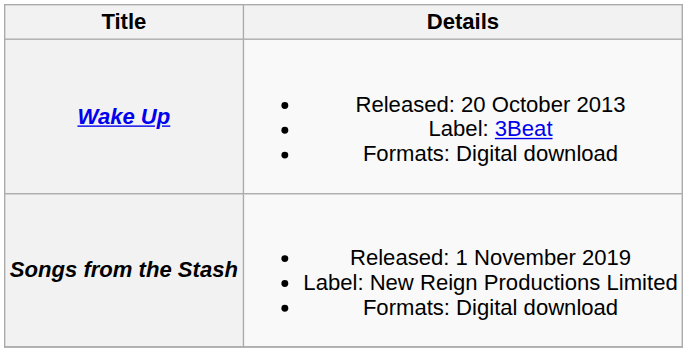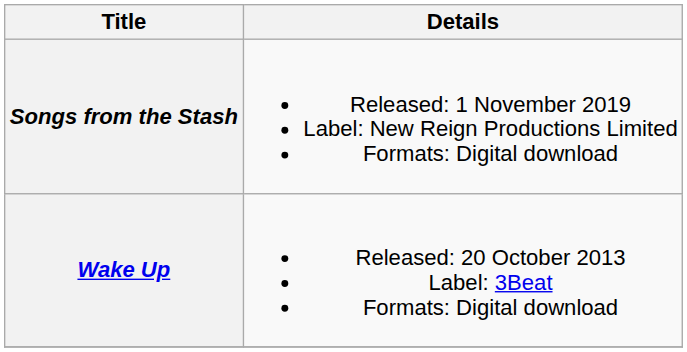rows swapped: (124, 116) <-> (124, 270)
